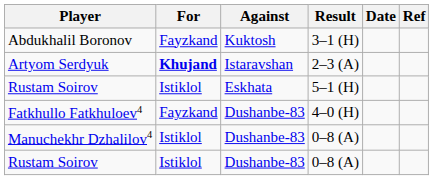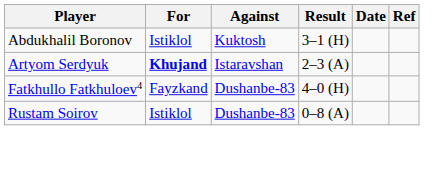(188, 40) Fayzkand -> (170, 40) Istiklol
- row: (53, 87)
- row: (80, 137)
